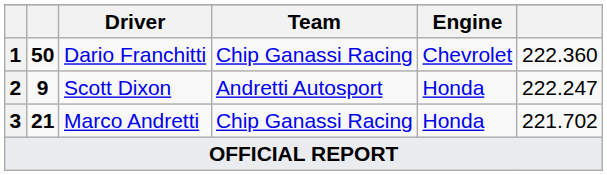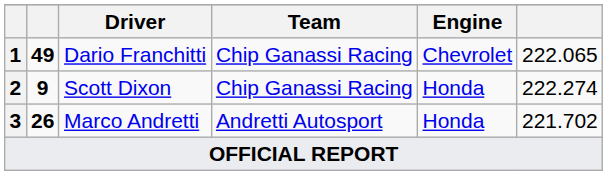(43, 55) 50 -> (43, 55) 49
(560, 55) 222.360 -> (560, 55) 222.065
(299, 88) Andretti Autosport -> (314, 88) Chip Ganassi Racing
(560, 88) 222.247 -> (560, 88) 222.274
(43, 121) 21 -> (43, 121) 26
(314, 121) Chip Ganassi Racing -> (299, 121) Andretti Autosport
